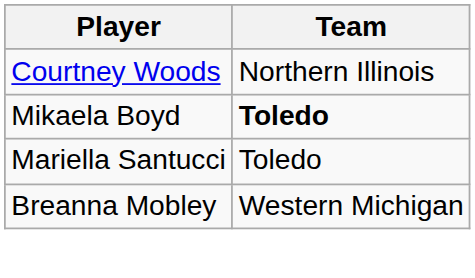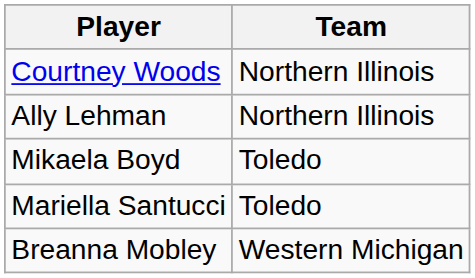+ row: (89, 116)
(284, 116) bold -> (280, 160) normal
